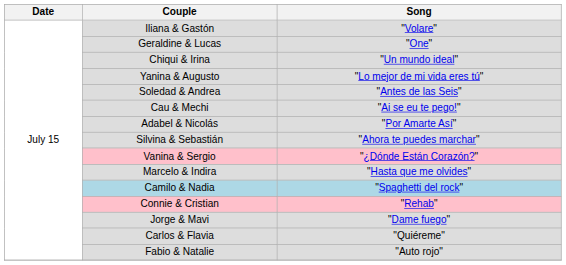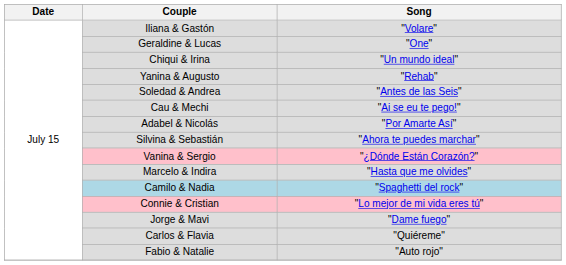(419, 76) "Lo mejor de mi vida eres tú" -> (419, 76) "Rehab"
(419, 204) "Rehab" -> (419, 204) "Lo mejor de mi vida eres tú"
